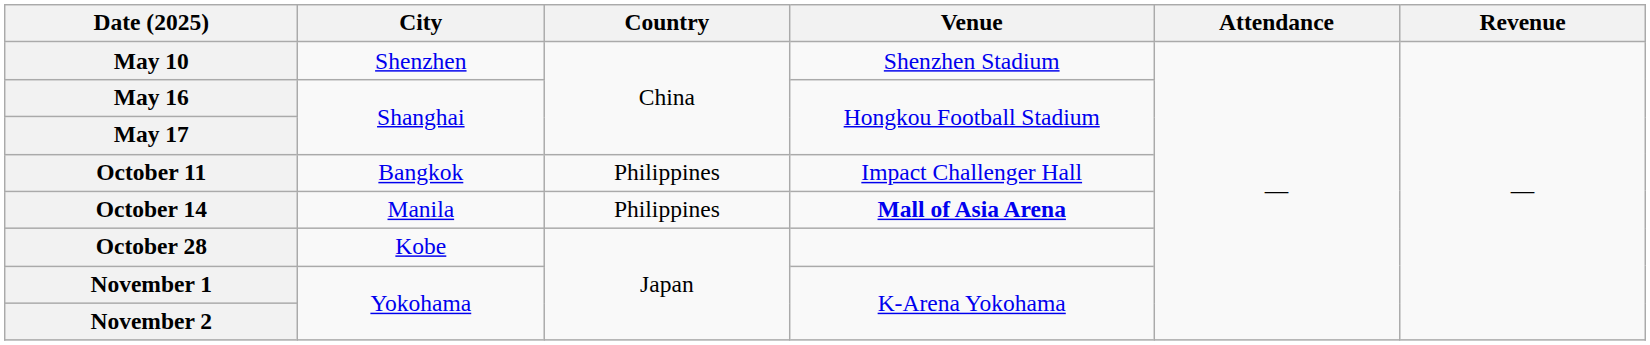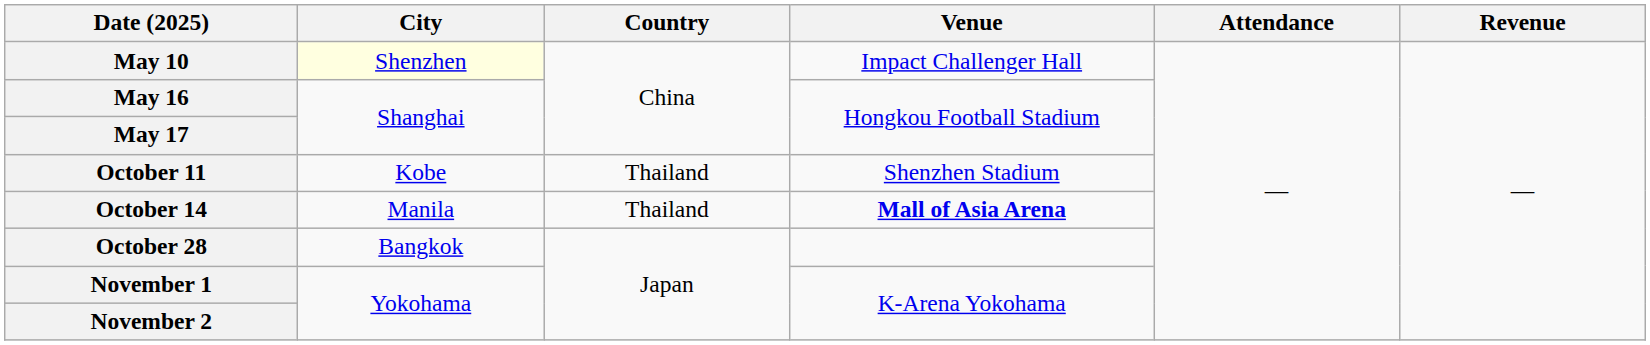(421, 60) no background -> (421, 60) lightyellow background
(972, 60) Shenzhen Stadium -> (972, 60) Impact Challenger Hall
(421, 172) Bangkok -> (421, 172) Kobe
(667, 172) Philippines -> (667, 172) Thailand
(972, 172) Impact Challenger Hall -> (972, 172) Shenzhen Stadium
(667, 209) Philippines -> (667, 209) Thailand
(421, 246) Kobe -> (421, 246) Bangkok
